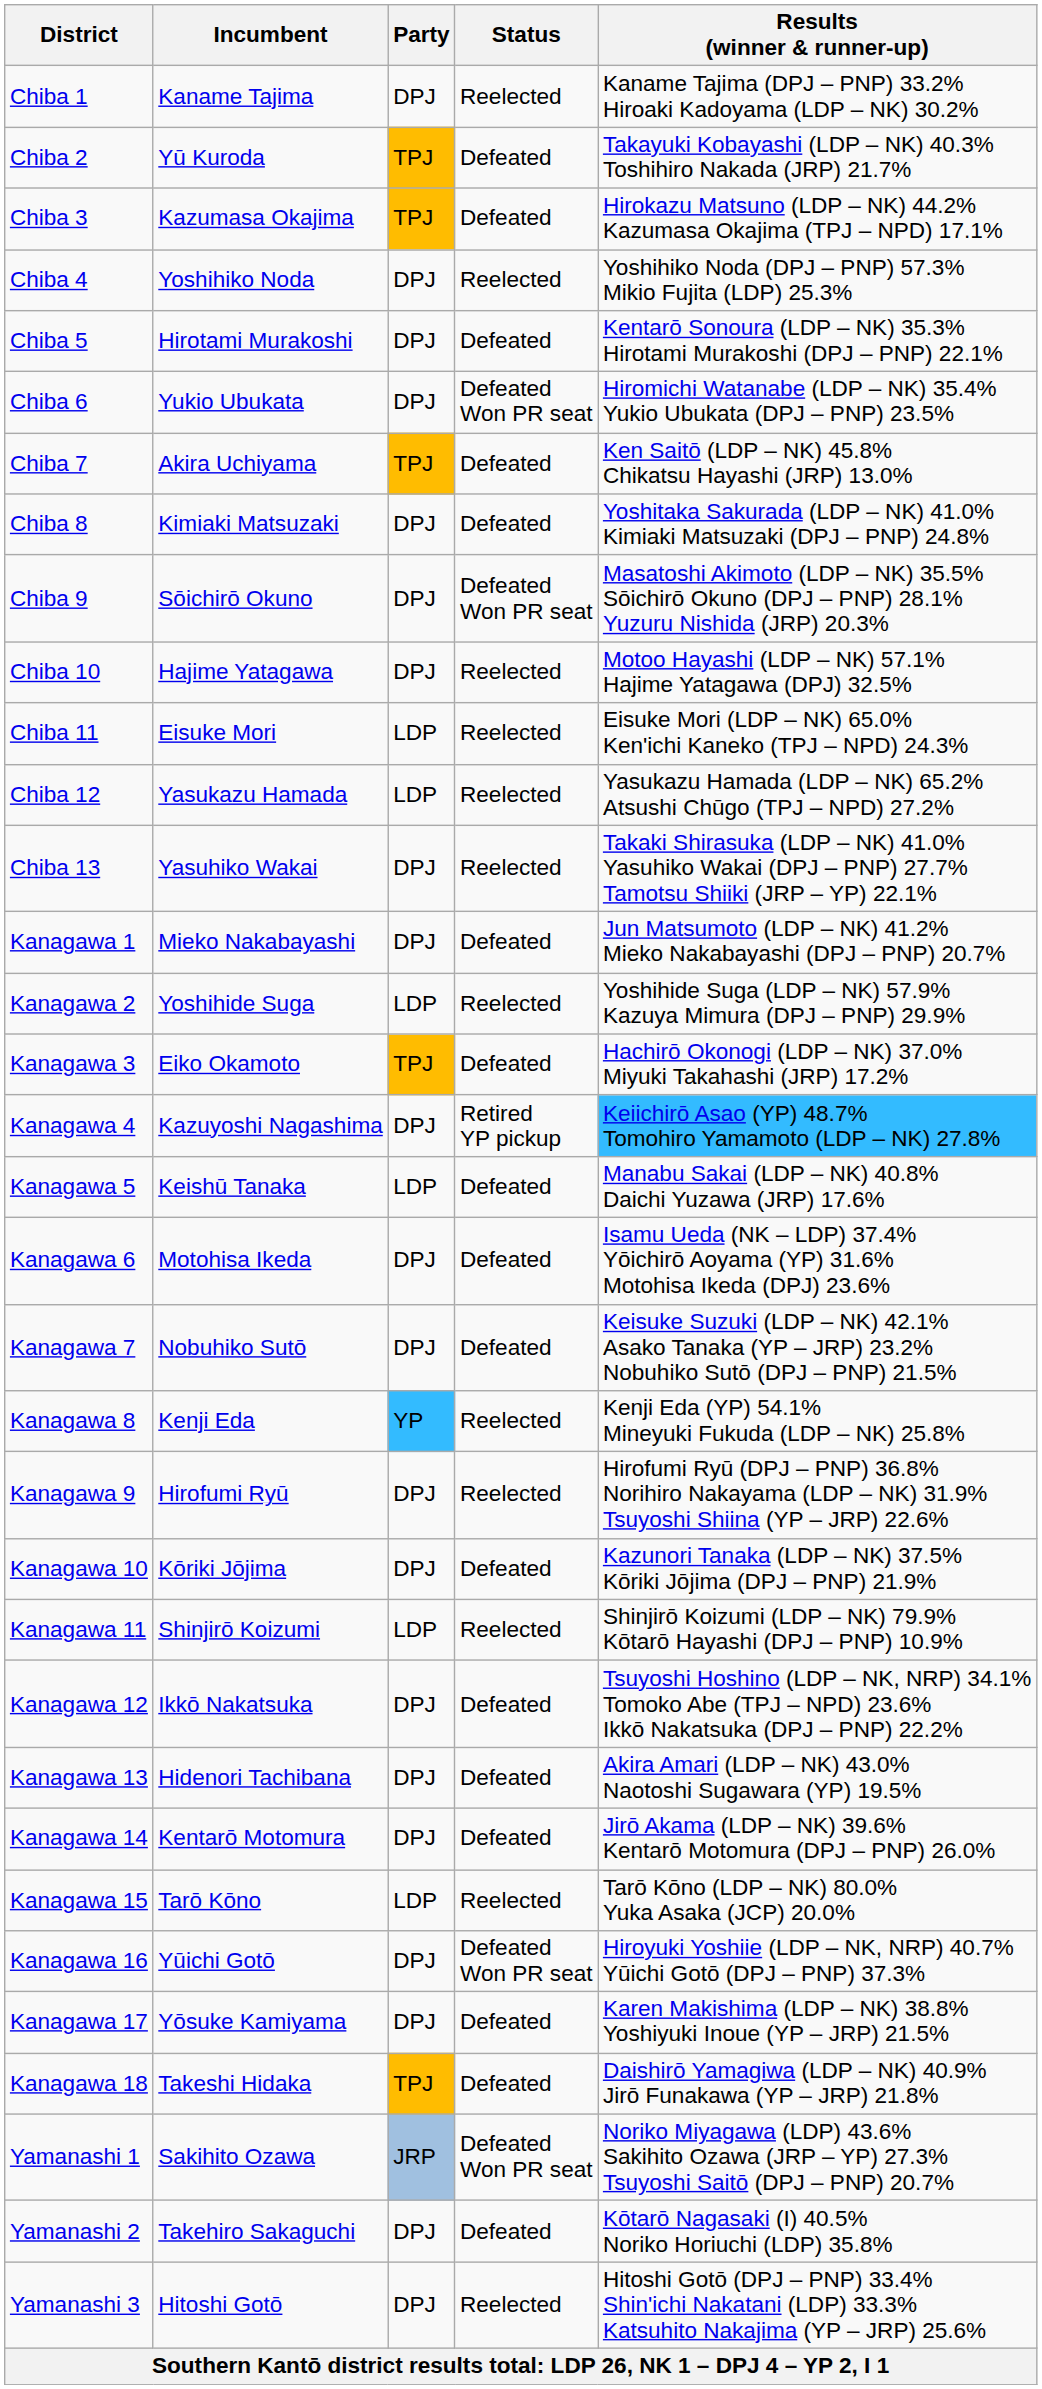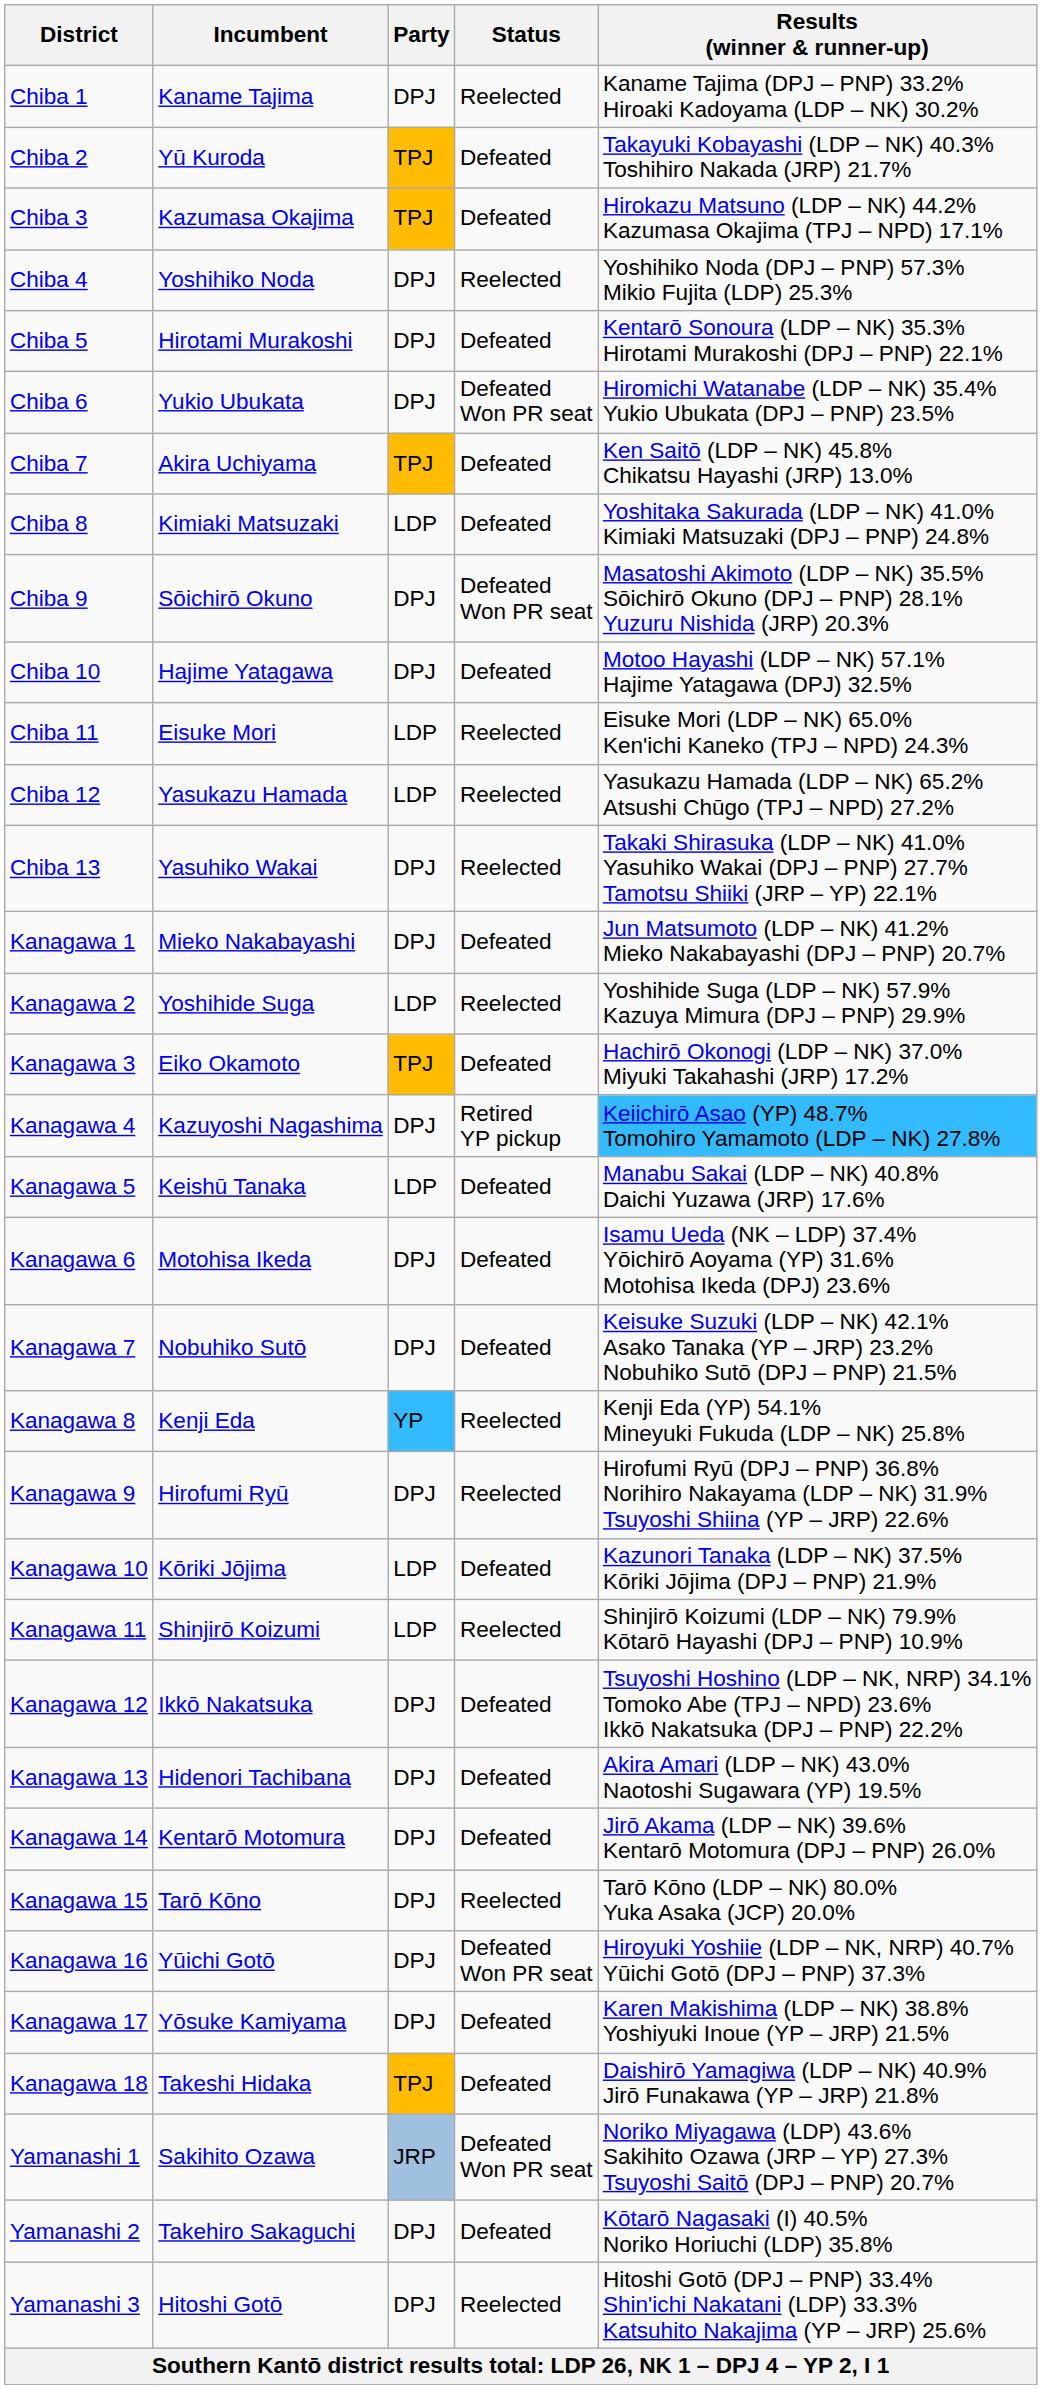(414, 524) DPJ -> (415, 524) LDP
(511, 672) Reelected -> (506, 672) Defeated
(414, 1568) DPJ -> (415, 1568) LDP
(415, 1899) LDP -> (414, 1899) DPJ
